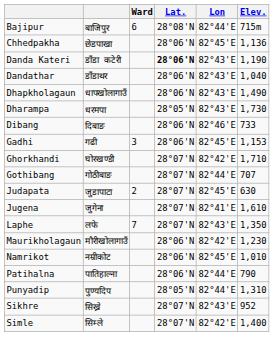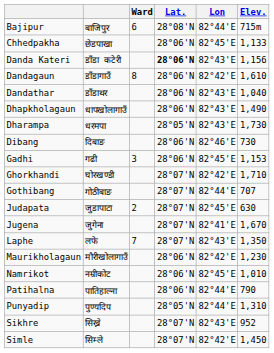(253, 43) 1,136 -> (253, 43) 1,133
(253, 60) 1,190 -> (253, 60) 1,156
+ row: (30, 76)
(248, 126) 733 -> (248, 142) 730
(253, 208) 1,610 -> (253, 224) 1,670
(253, 323) 1,400 -> (253, 339) 1,450
